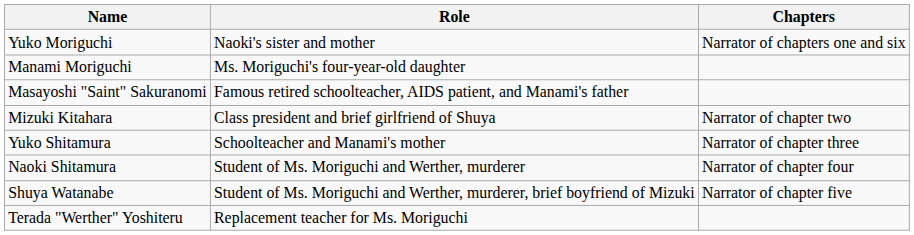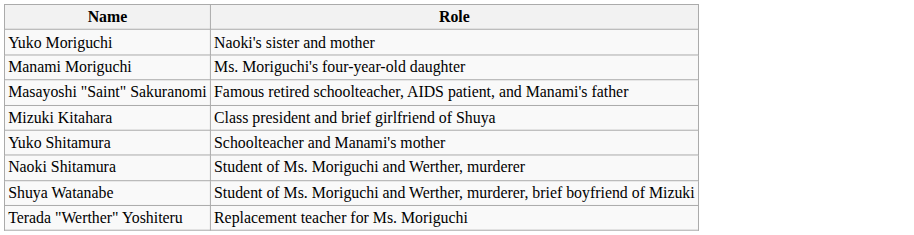- column: (804, 17)
